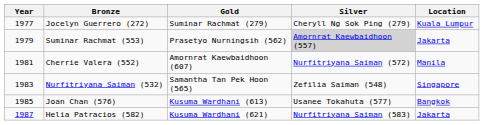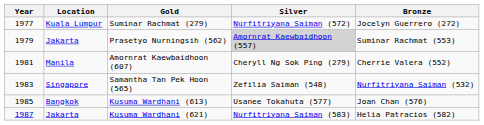columns swapped: (447, 11) <-> (106, 11)
(352, 23) Cheryll Ng Sok Ping (279) -> (292, 23) Nurfitriyana Saiman (572)
(352, 62) Nurfitriyana Saiman (572) -> (292, 62) Cheryll Ng Sok Ping (279)
